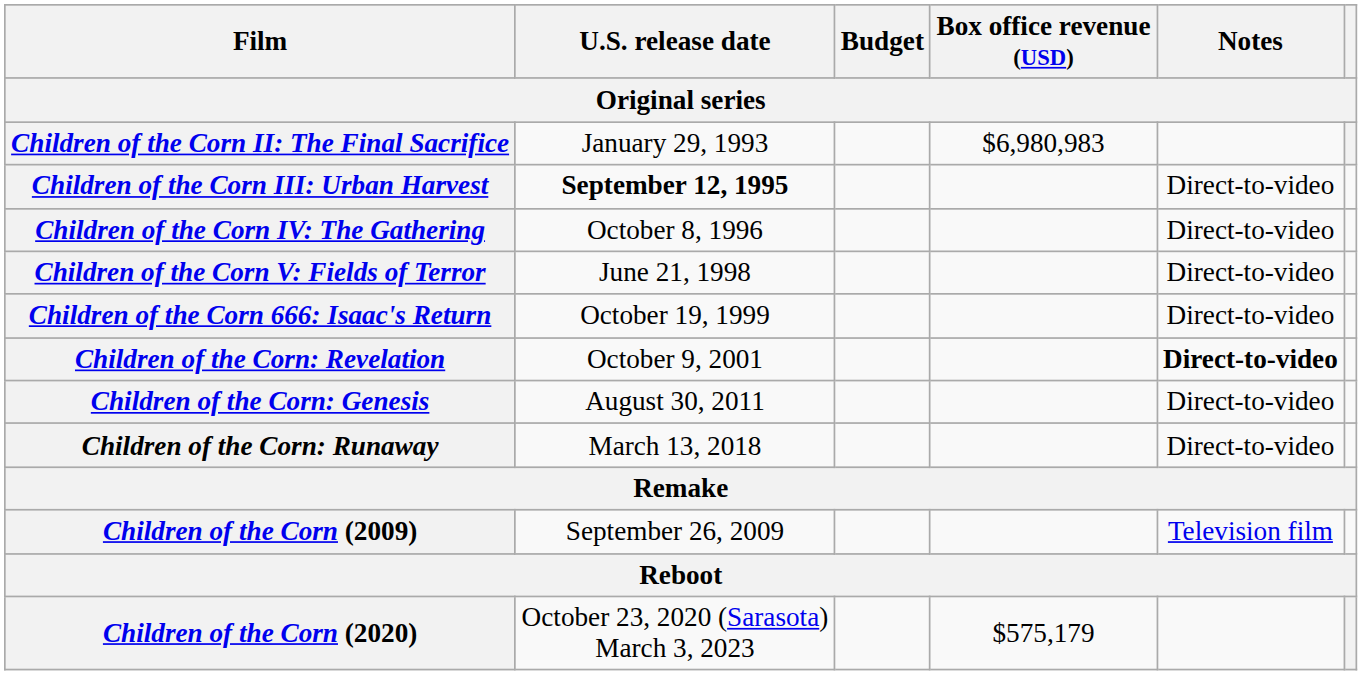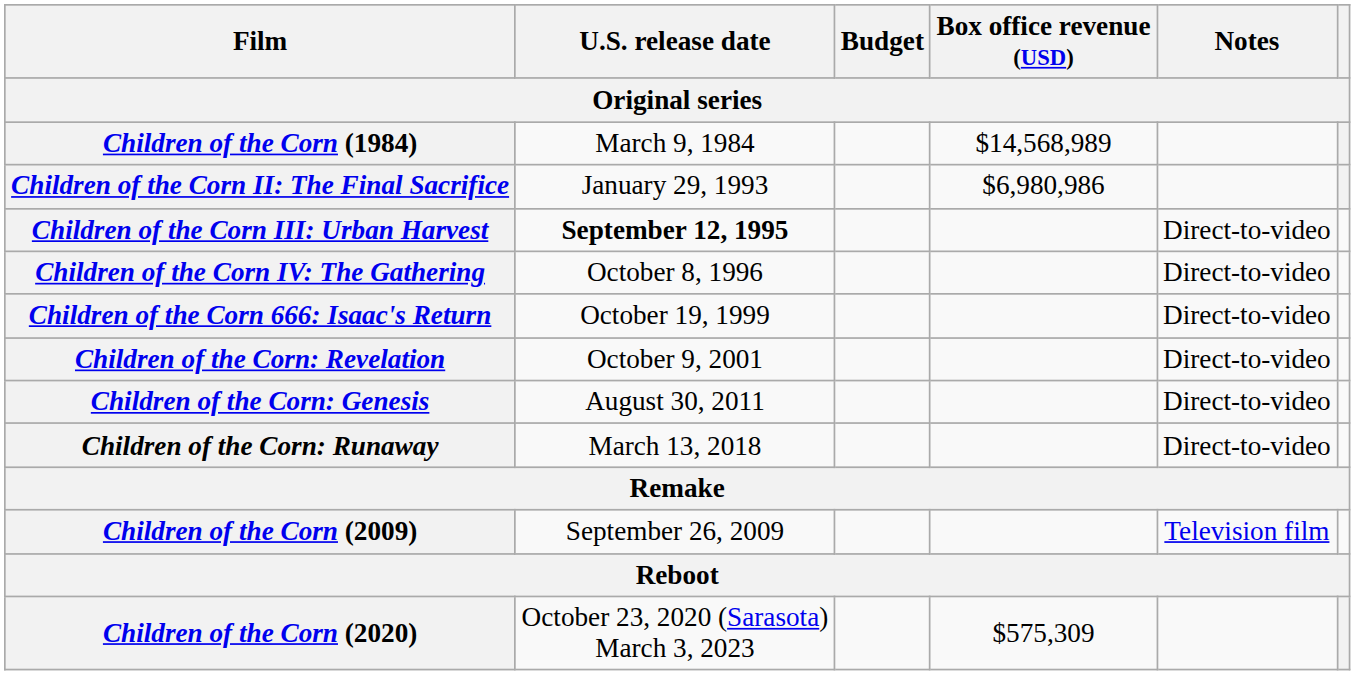+ row: (260, 142)
(1043, 142) $6,980,983 -> (1043, 186) $6,980,986
- row: (260, 272)
(1250, 358) bold -> (1247, 358) normal
(1043, 632) $575,179 -> (1043, 632) $575,309
